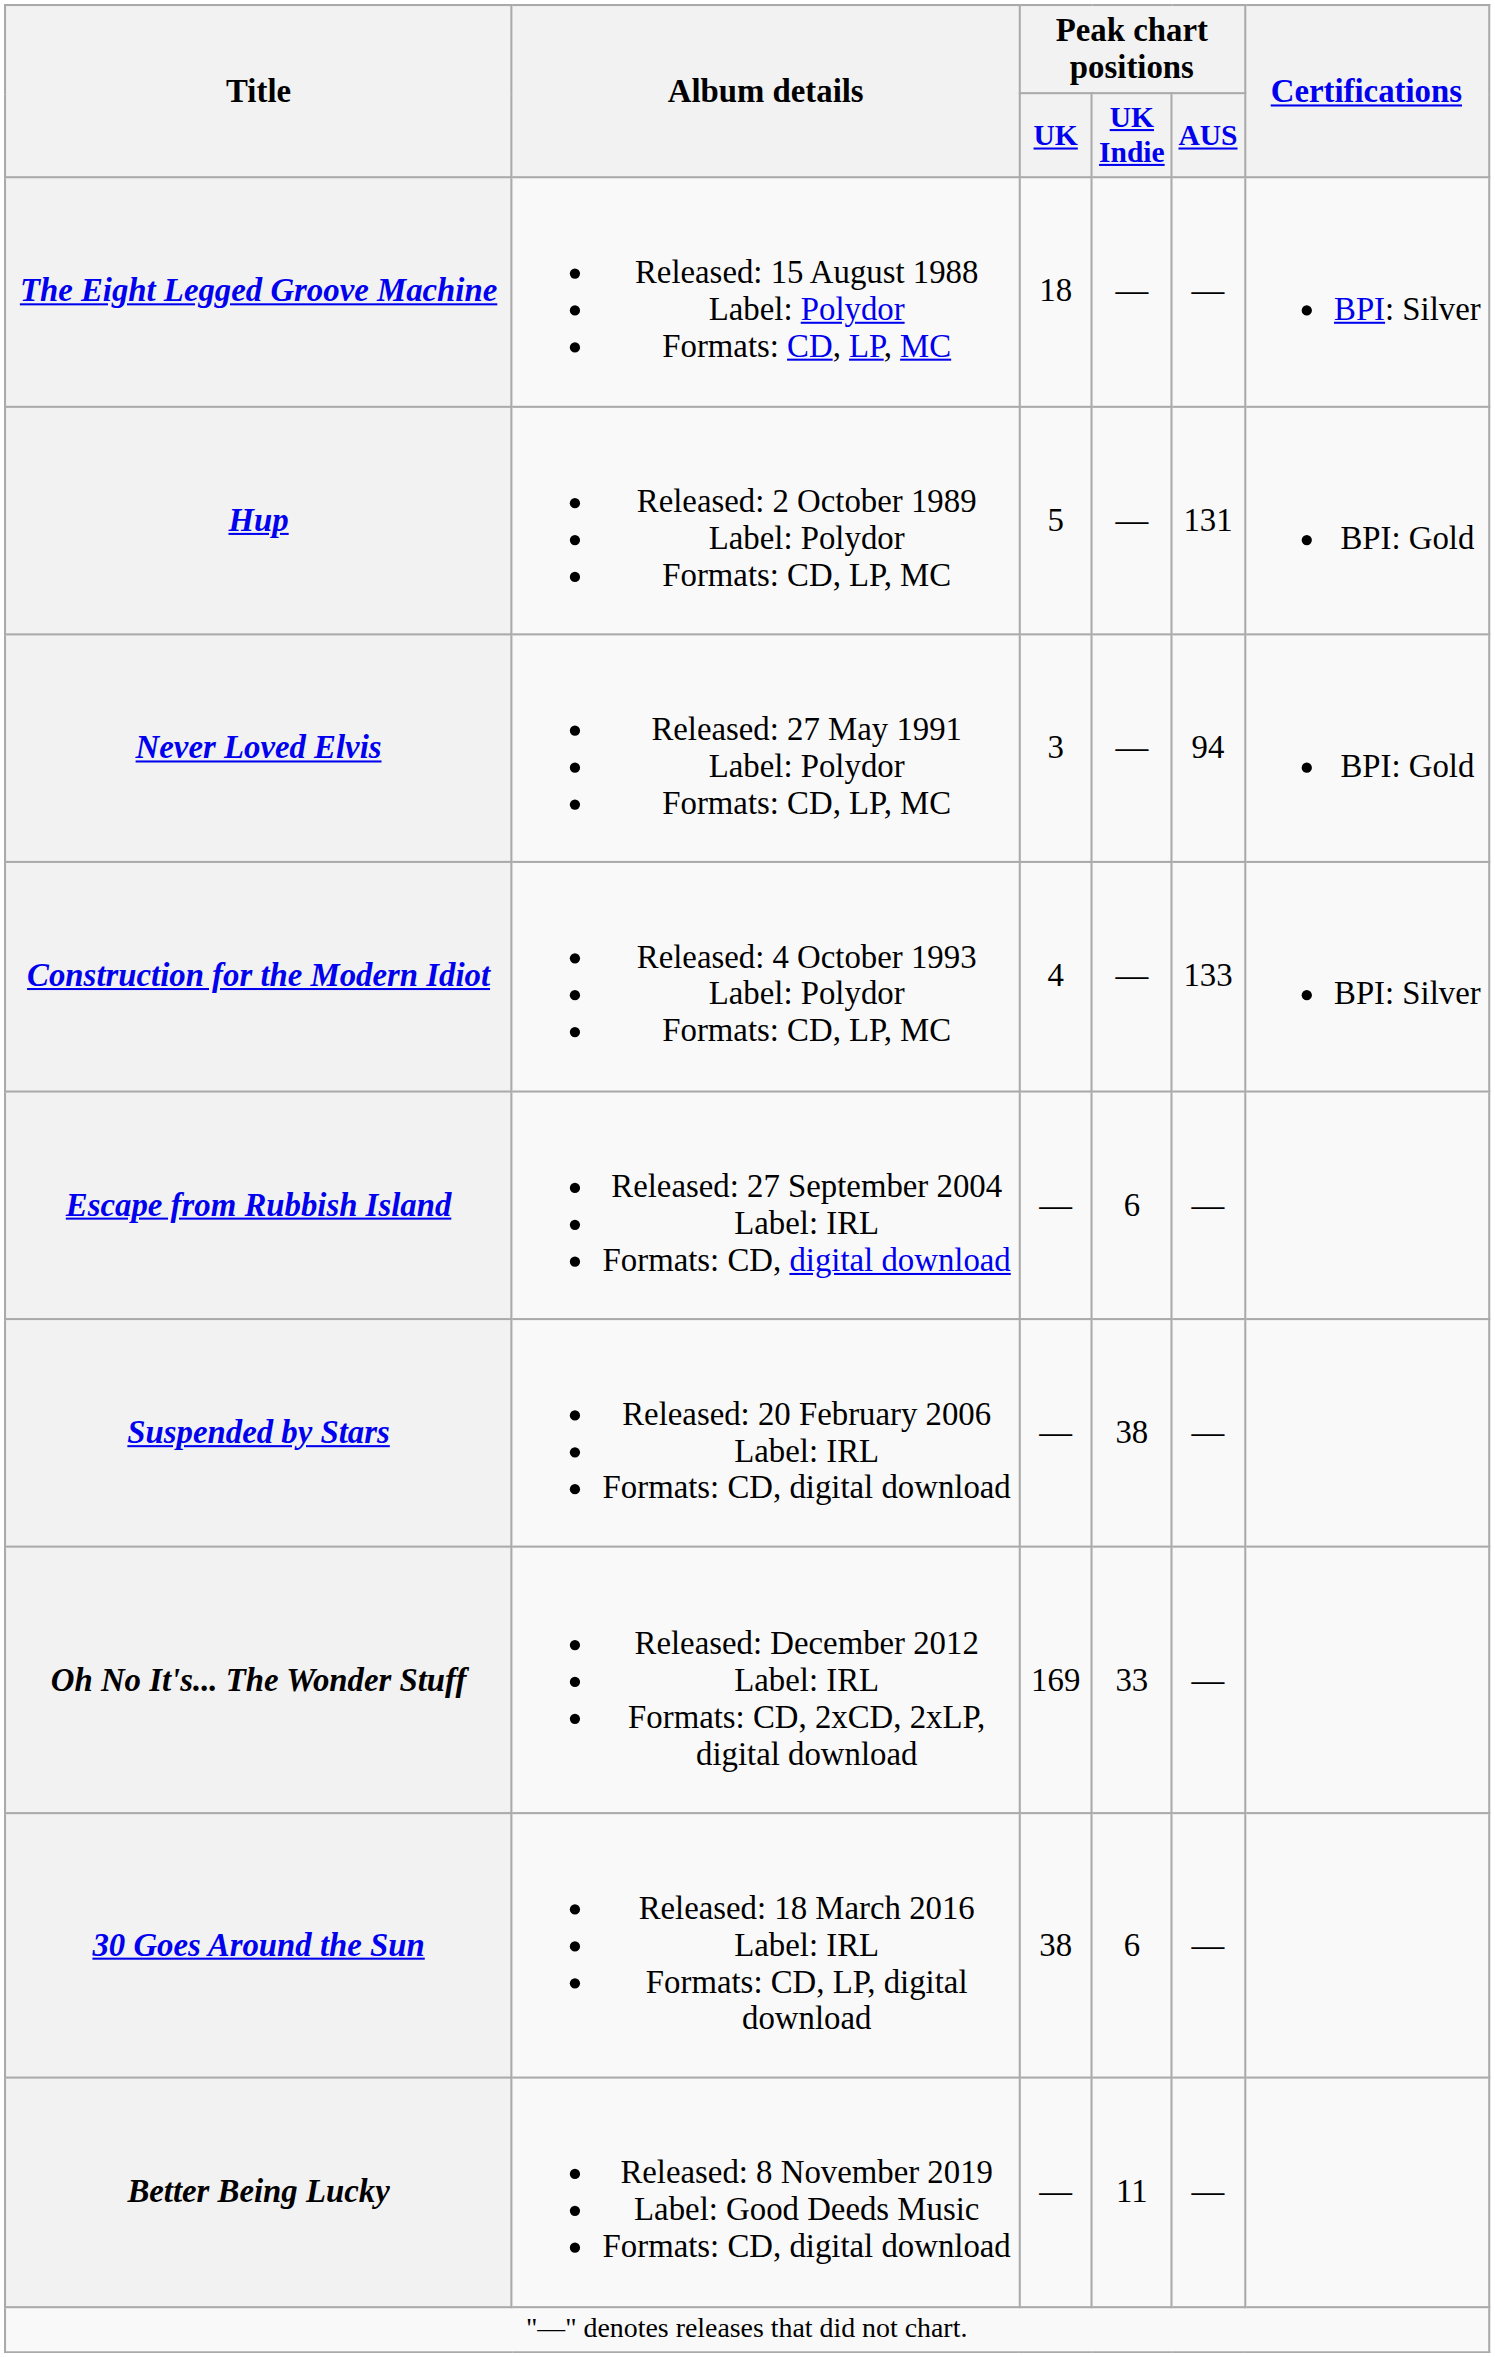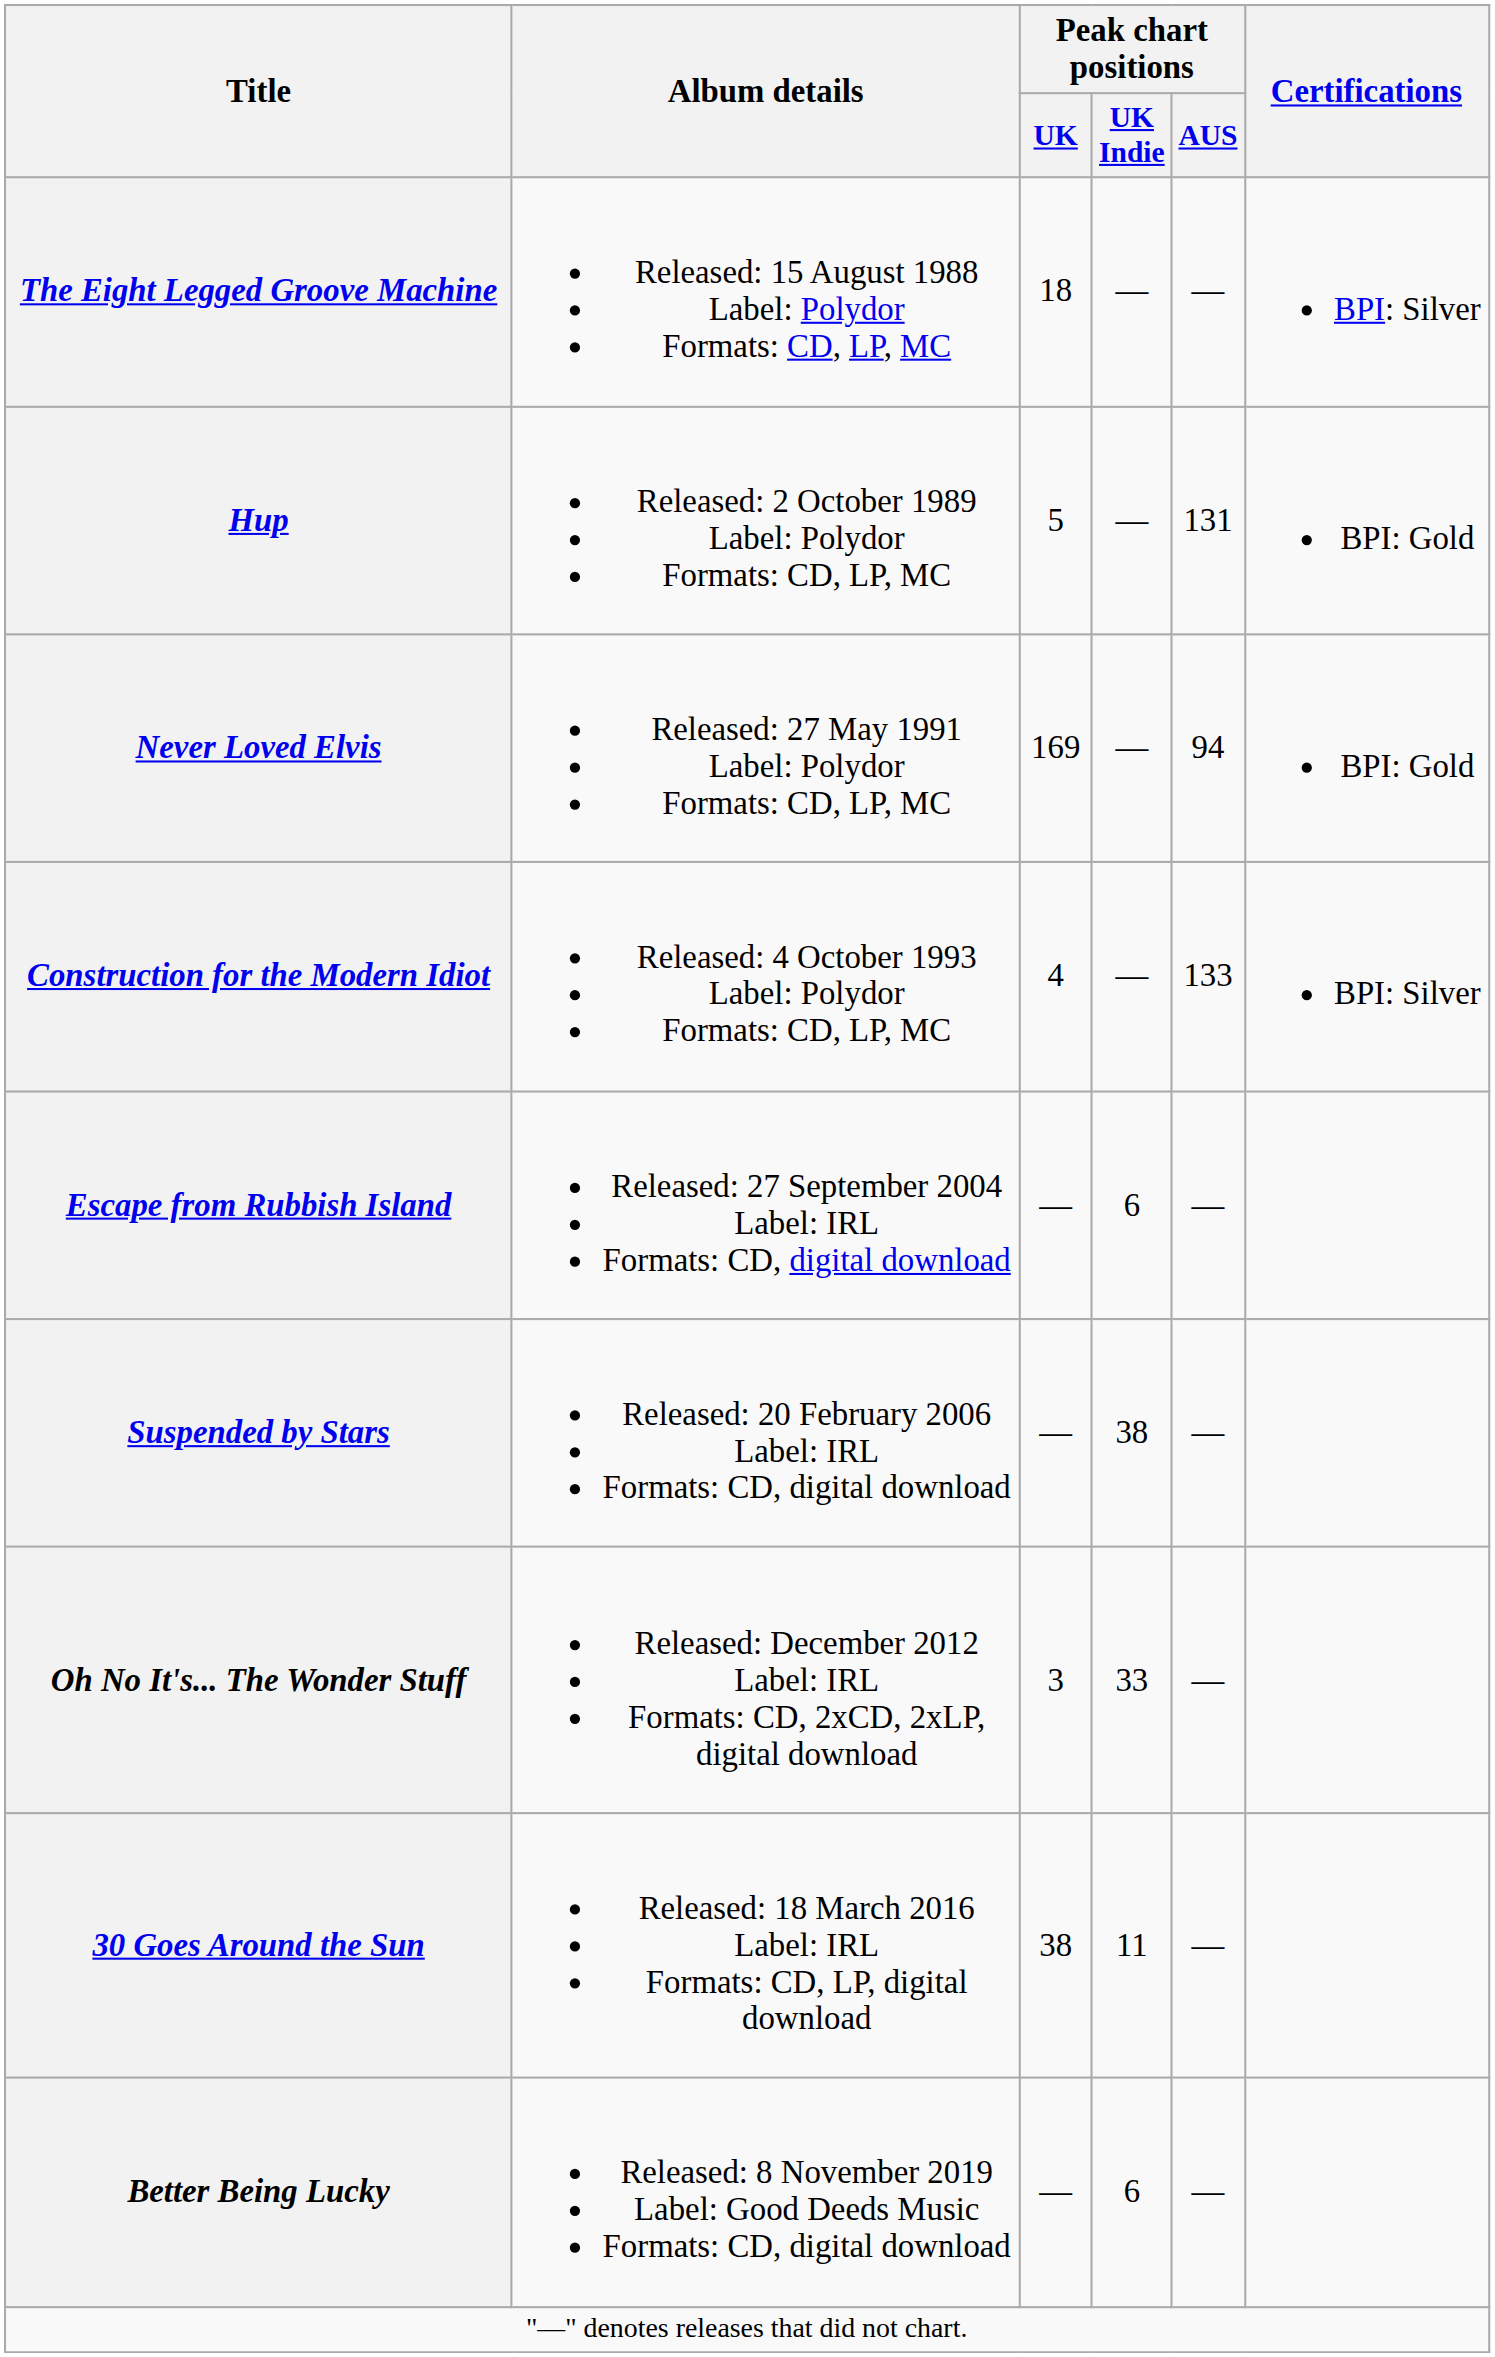(1056, 747) 3 -> (1056, 747) 169
(1056, 1679) 169 -> (1056, 1679) 3
(1132, 1944) 6 -> (1132, 1944) 11
(1132, 2191) 11 -> (1132, 2191) 6
